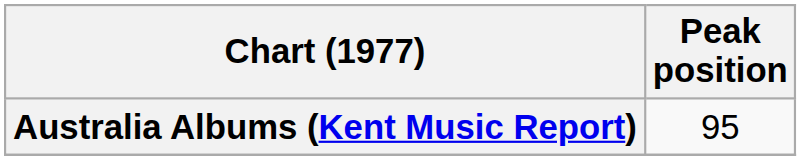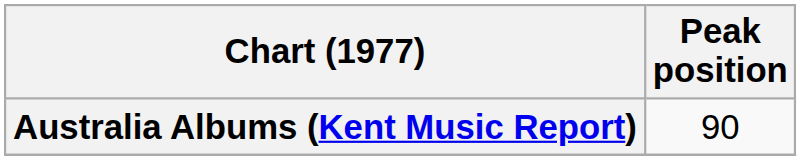(720, 126) 95 -> (720, 126) 90
